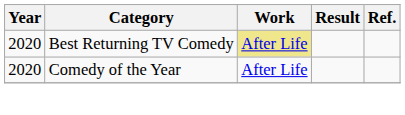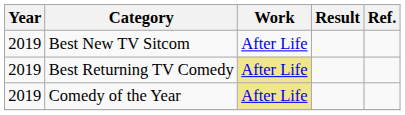+ row: (119, 43)
(25, 43) 2020 -> (25, 69) 2019
(25, 69) 2020 -> (25, 95) 2019
(274, 69) no background -> (274, 95) khaki background
